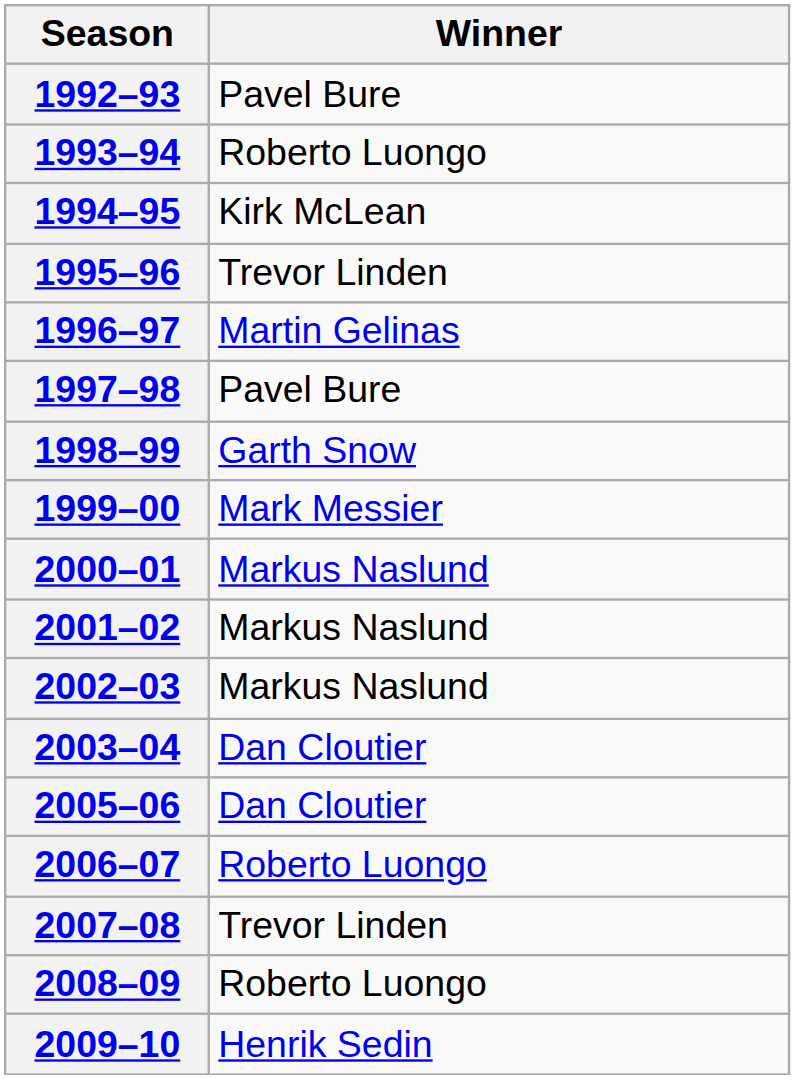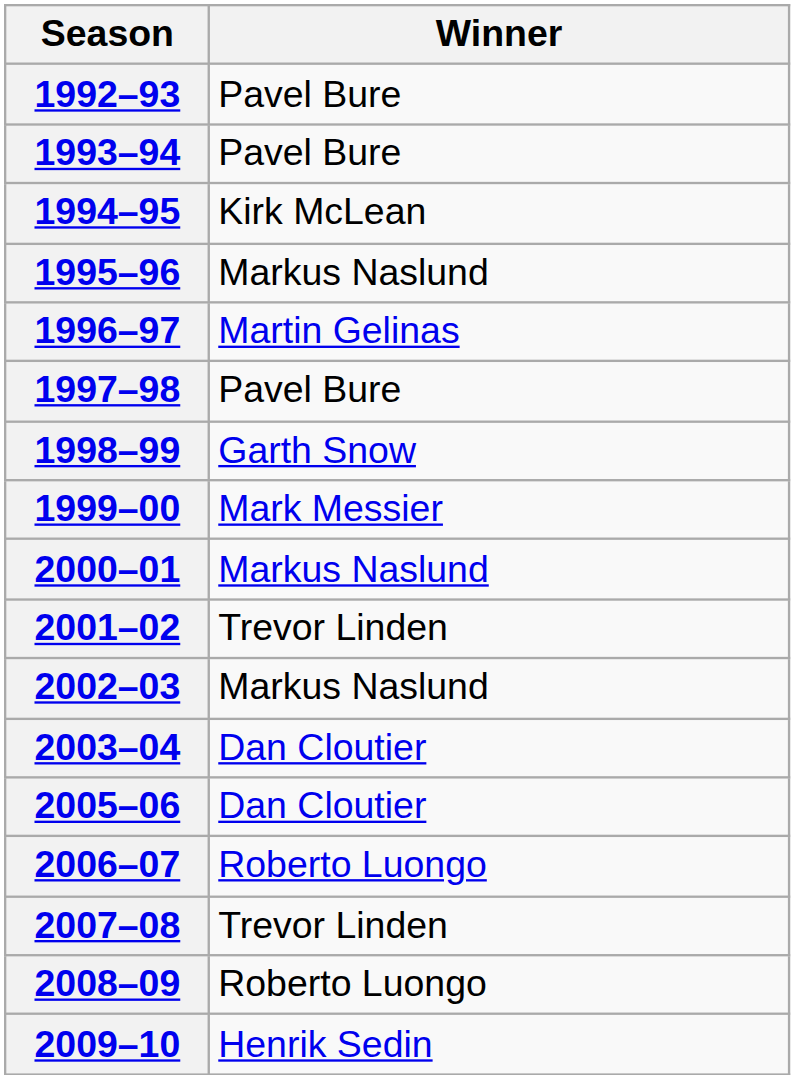(353, 152) Roberto Luongo -> (310, 152) Pavel Bure
(333, 271) Trevor Linden -> (354, 271) Markus Naslund
(354, 627) Markus Naslund -> (333, 627) Trevor Linden
